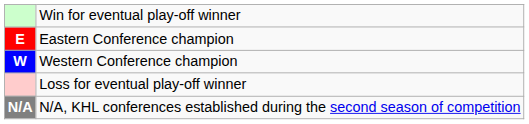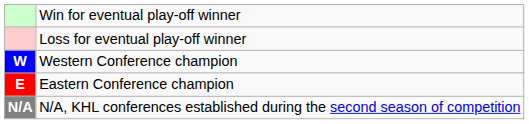rows swapped: (143, 84) <-> (136, 38)
